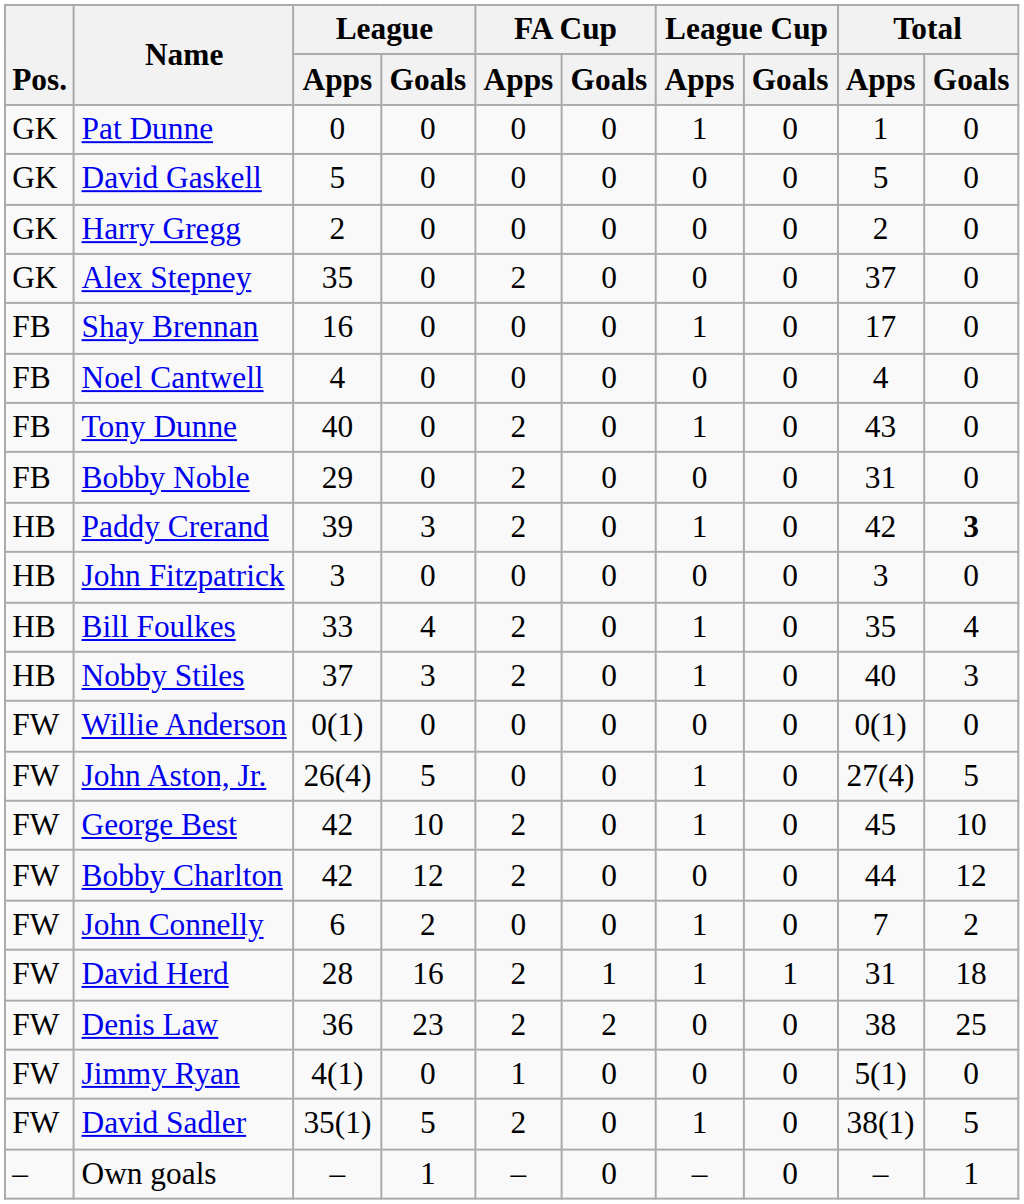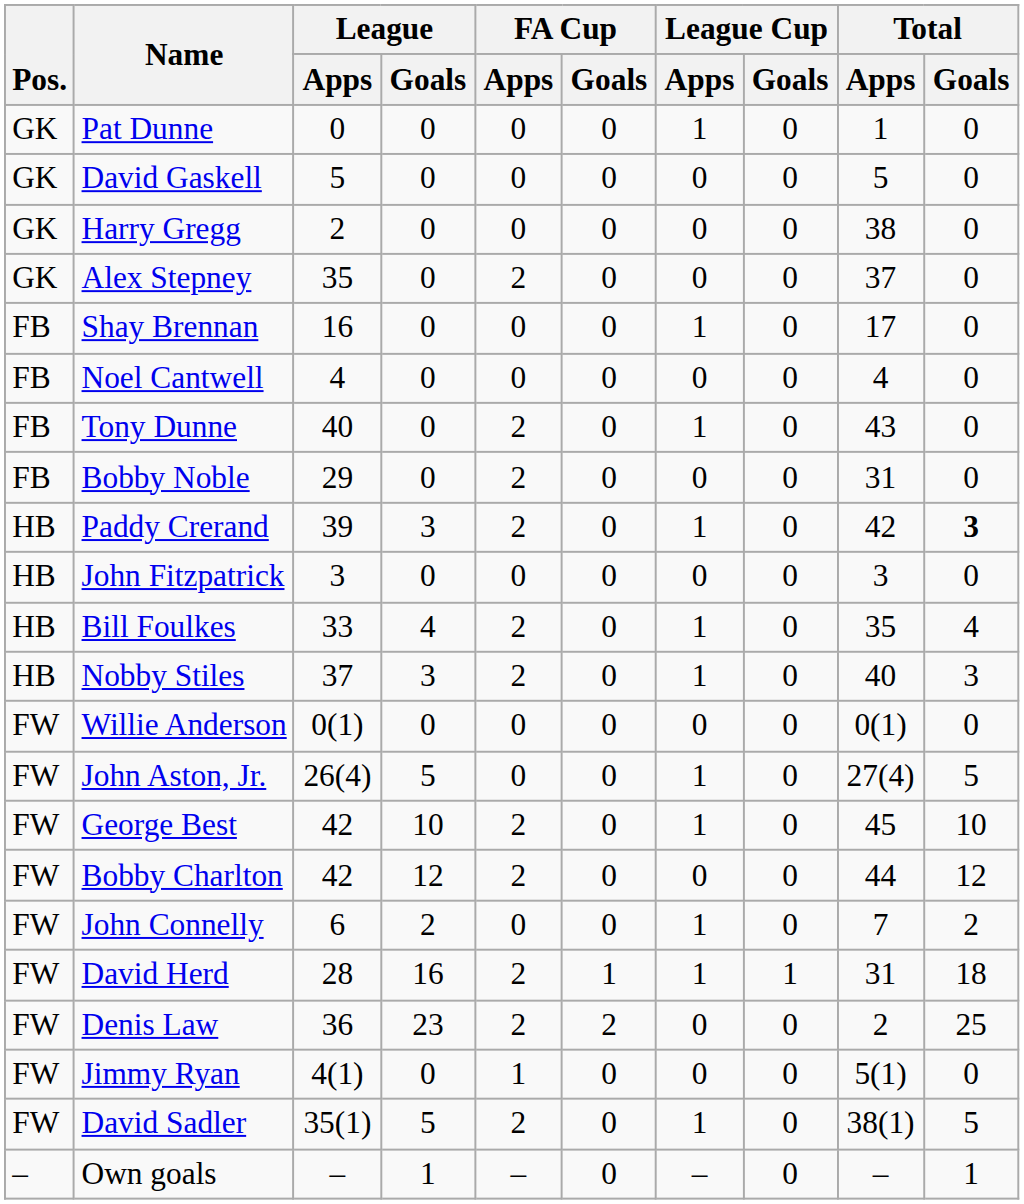(881, 228) 2 -> (881, 228) 38
(881, 1024) 38 -> (881, 1024) 2
